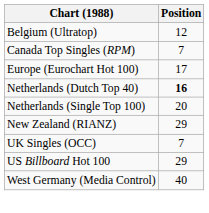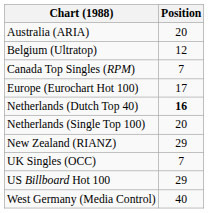+ row: (48, 32)
